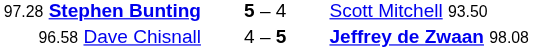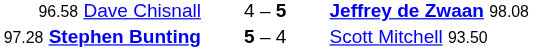rows swapped: (120, 37) <-> (102, 10)
